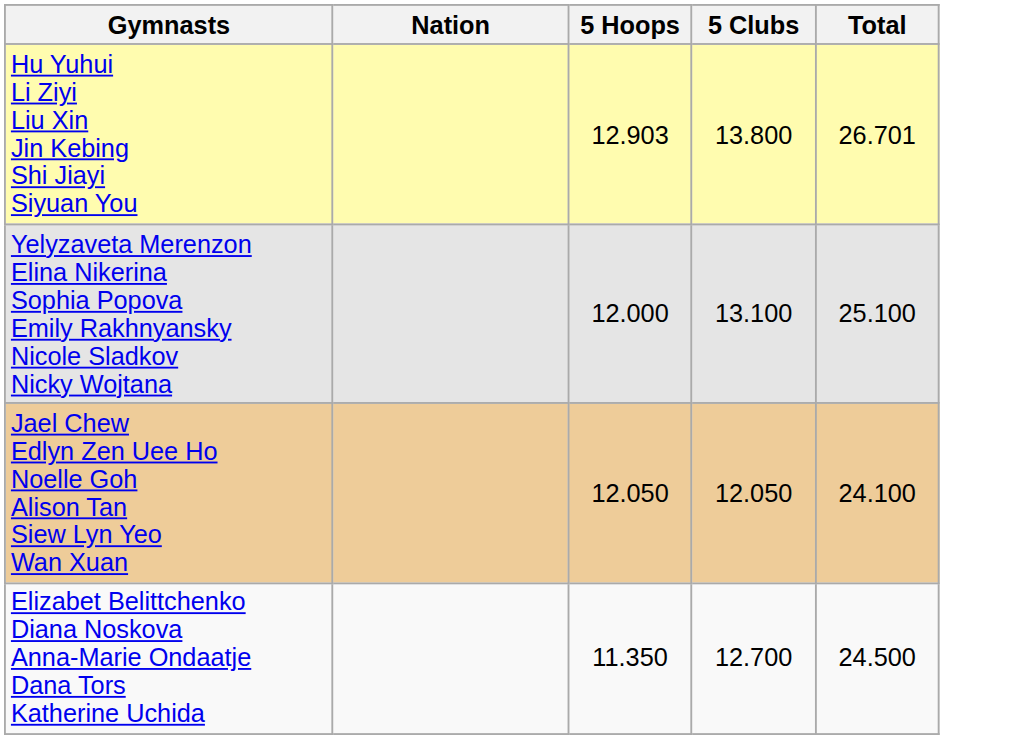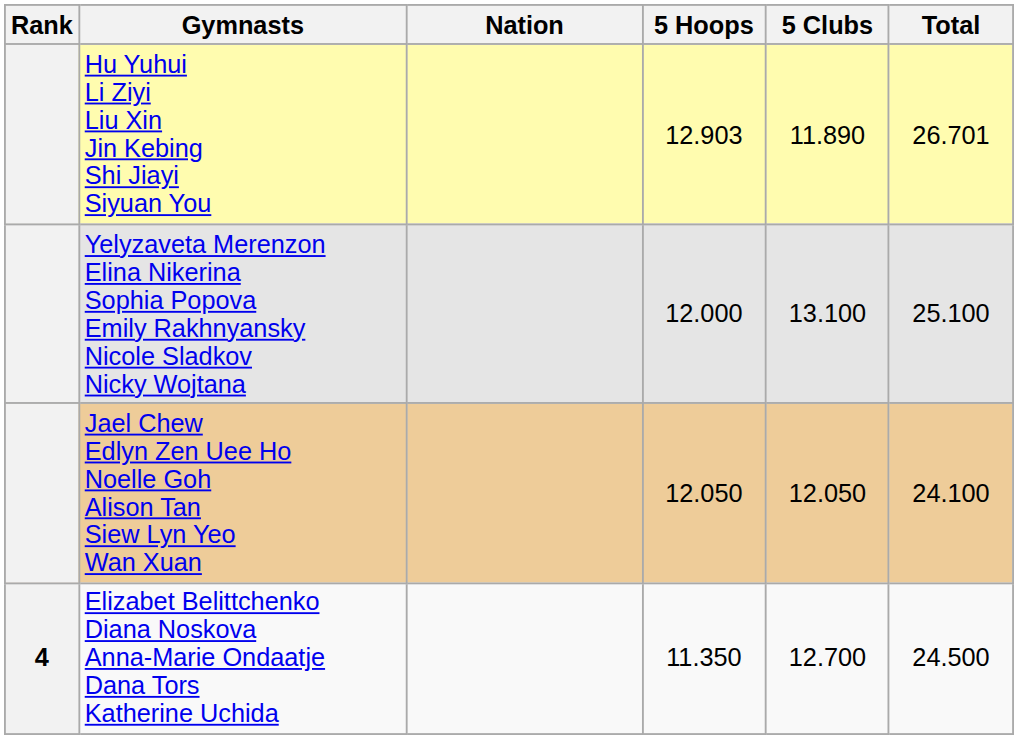+ column: (42, 24)
(754, 134) 13.800 -> (827, 134) 11.890
